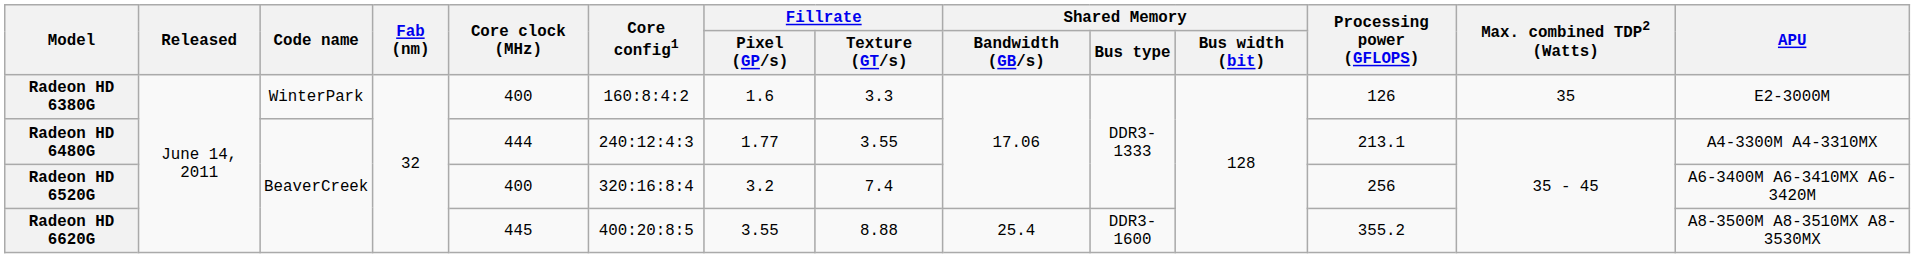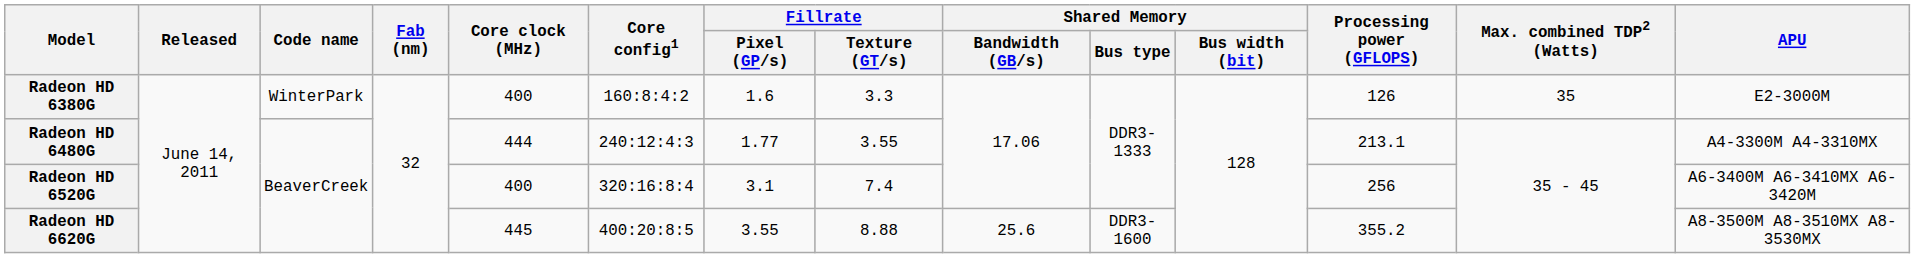(760, 186) 3.2 -> (760, 186) 3.1
(1016, 231) 25.4 -> (1016, 231) 25.6
